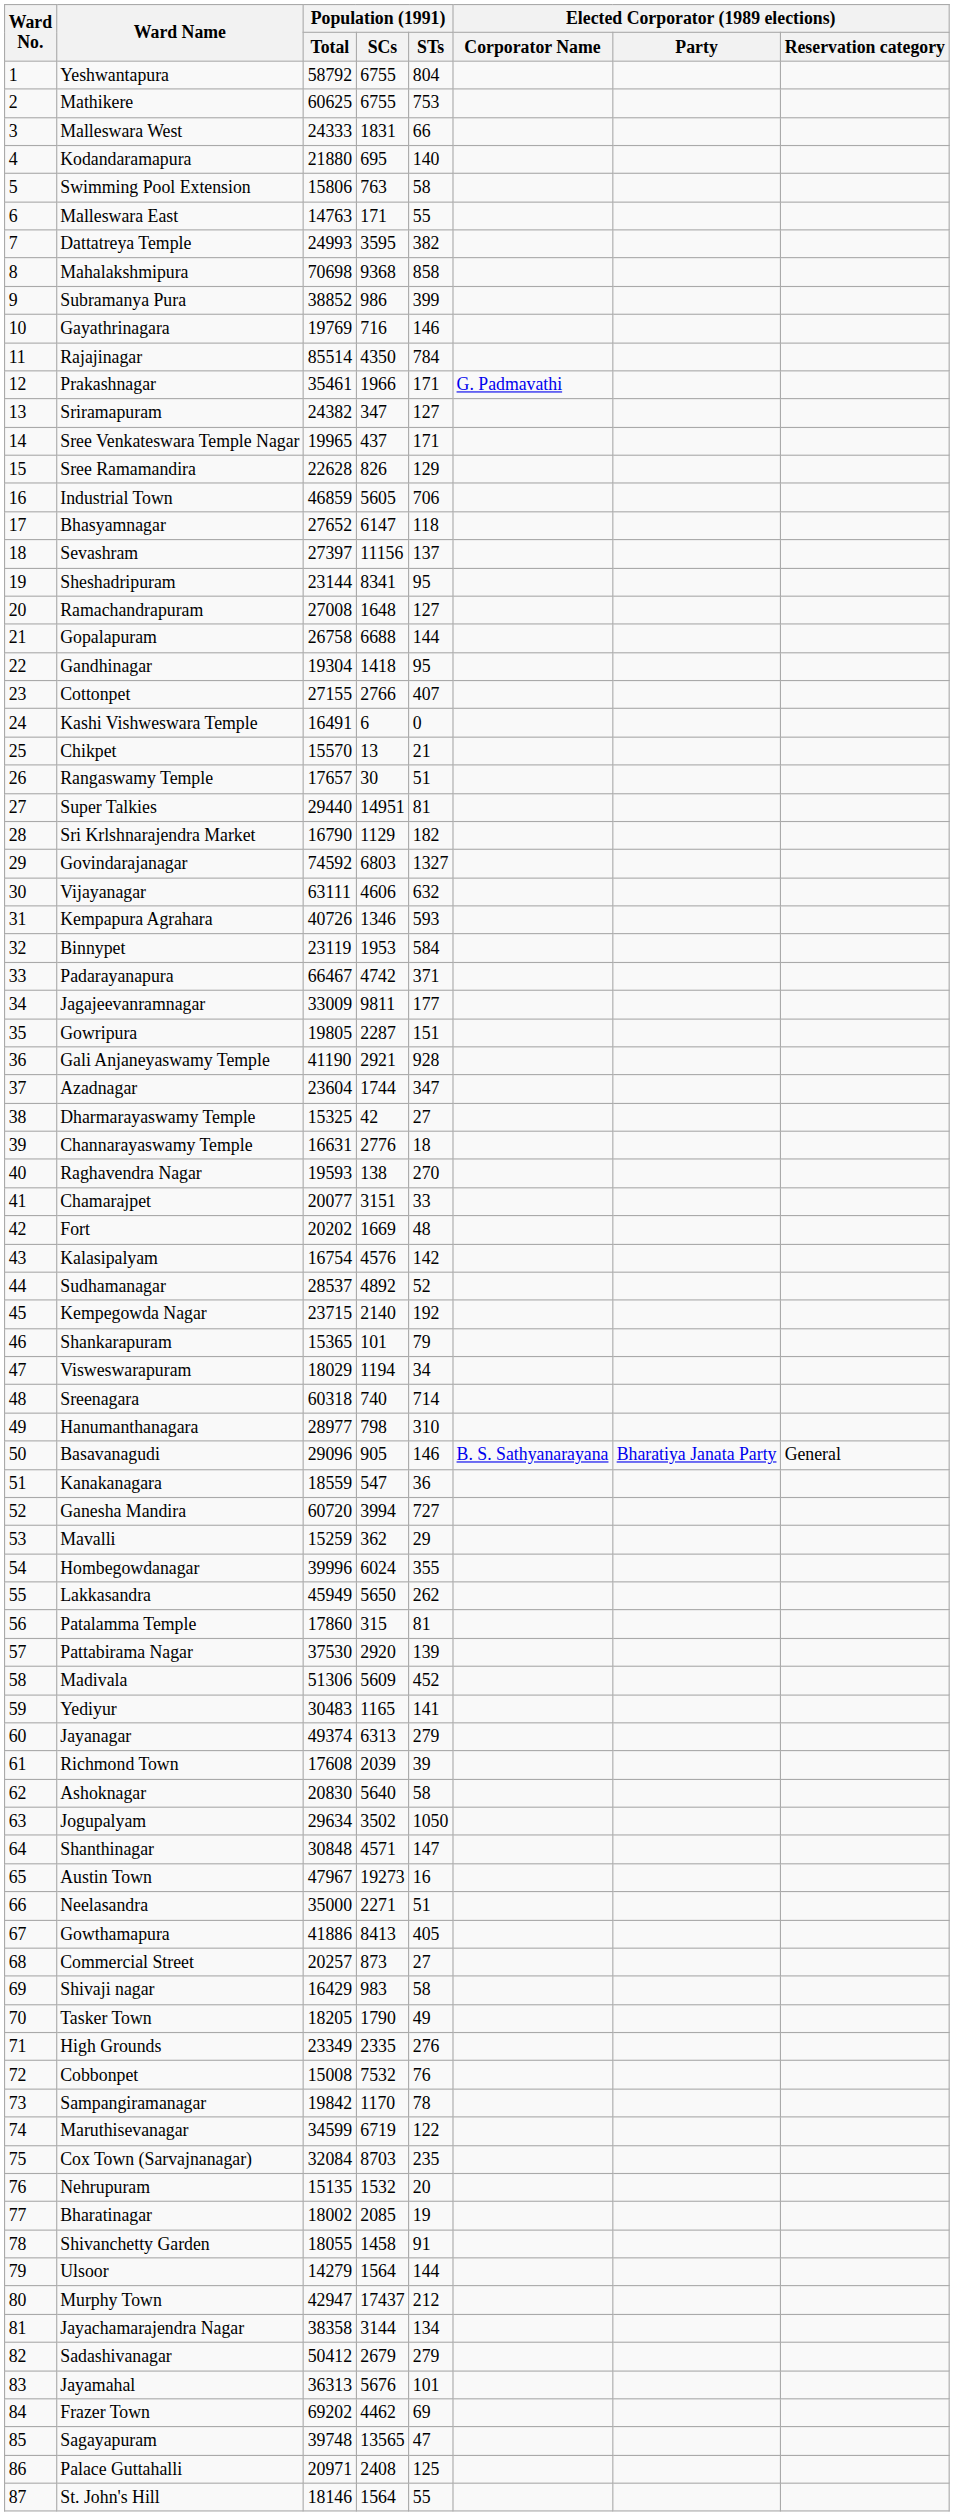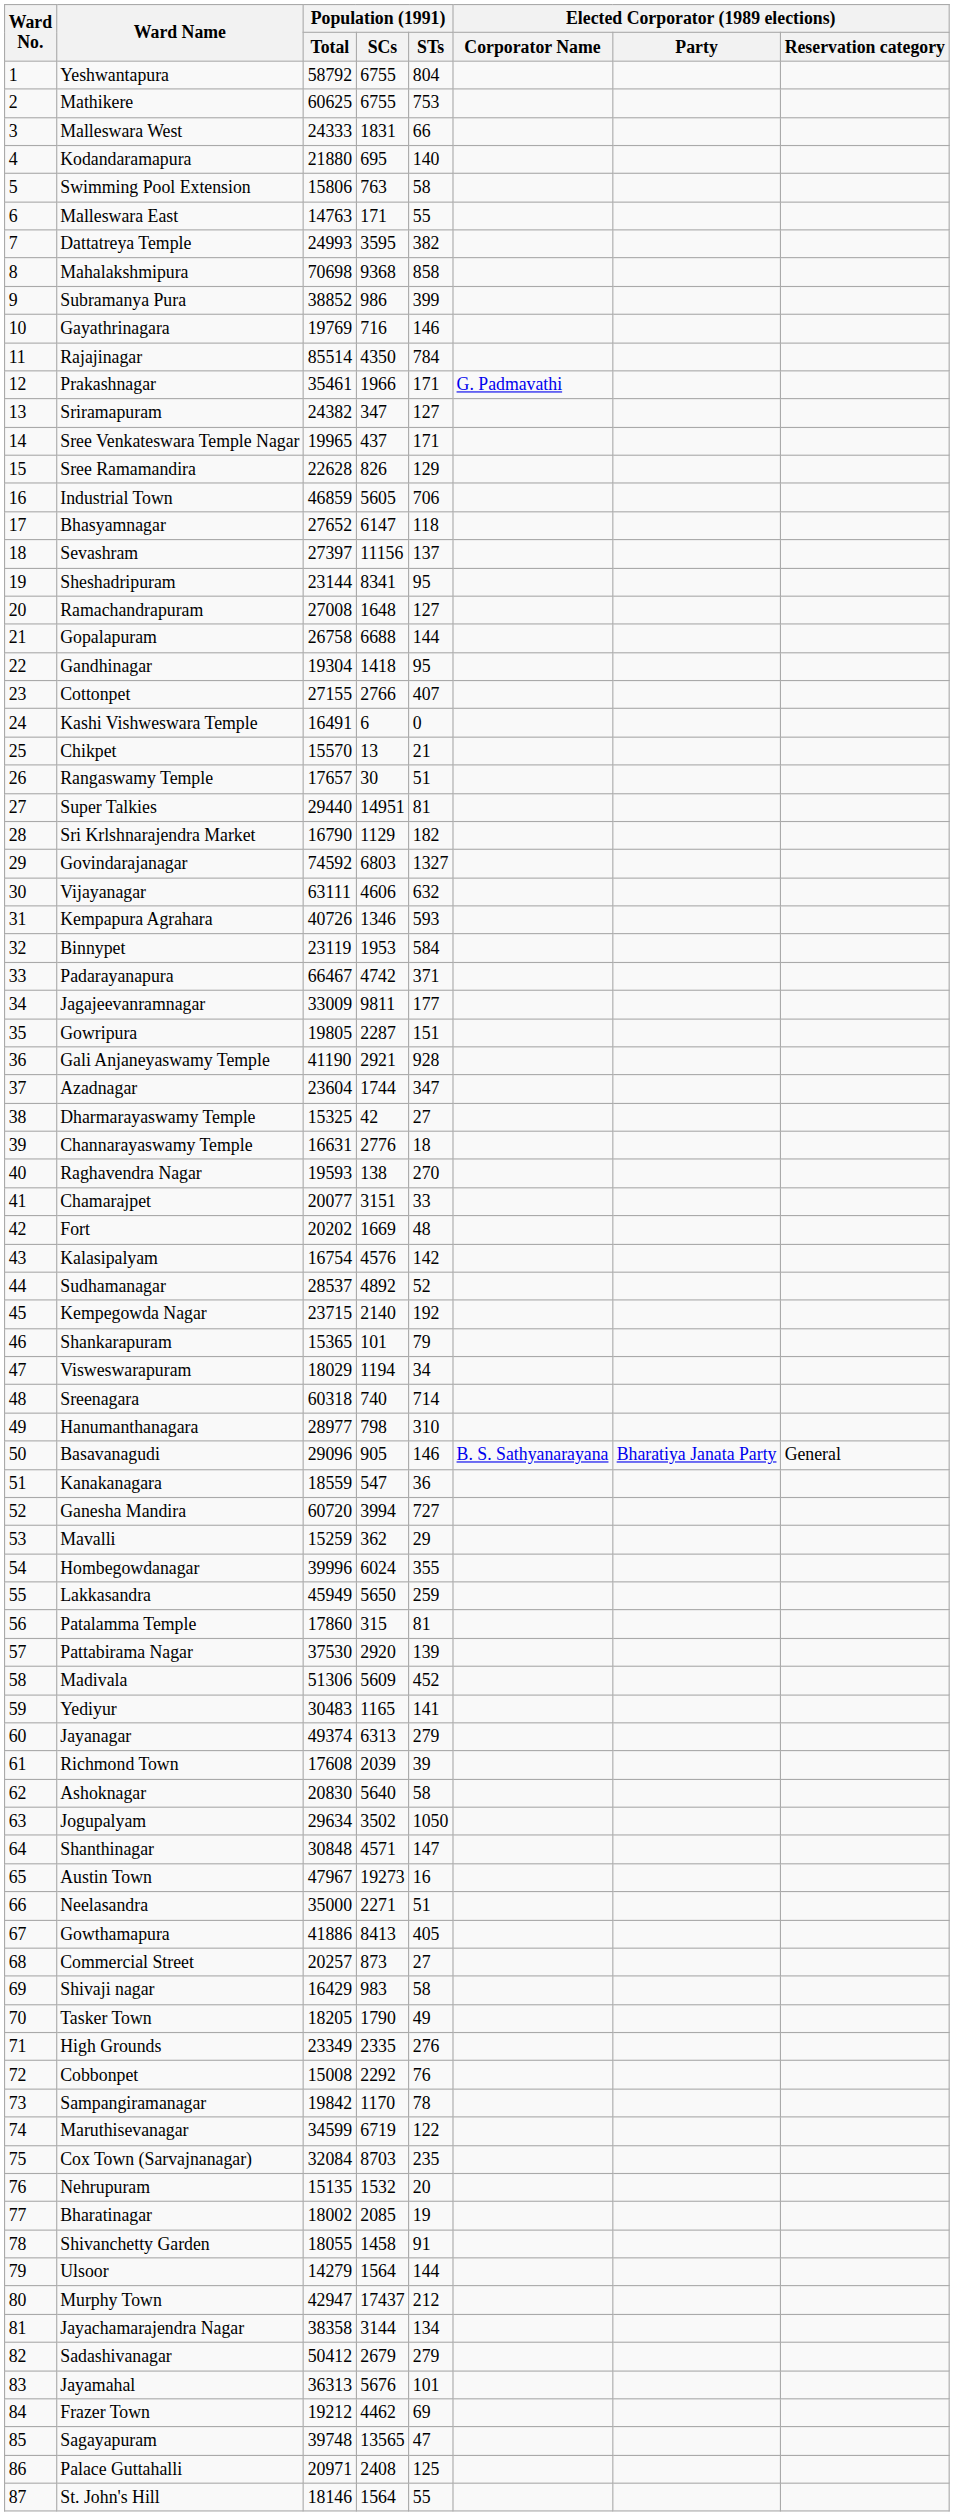(426, 1595) 262 -> (426, 1595) 259
(378, 2074) 7532 -> (378, 2074) 2292
(330, 2412) 69202 -> (330, 2412) 19212
